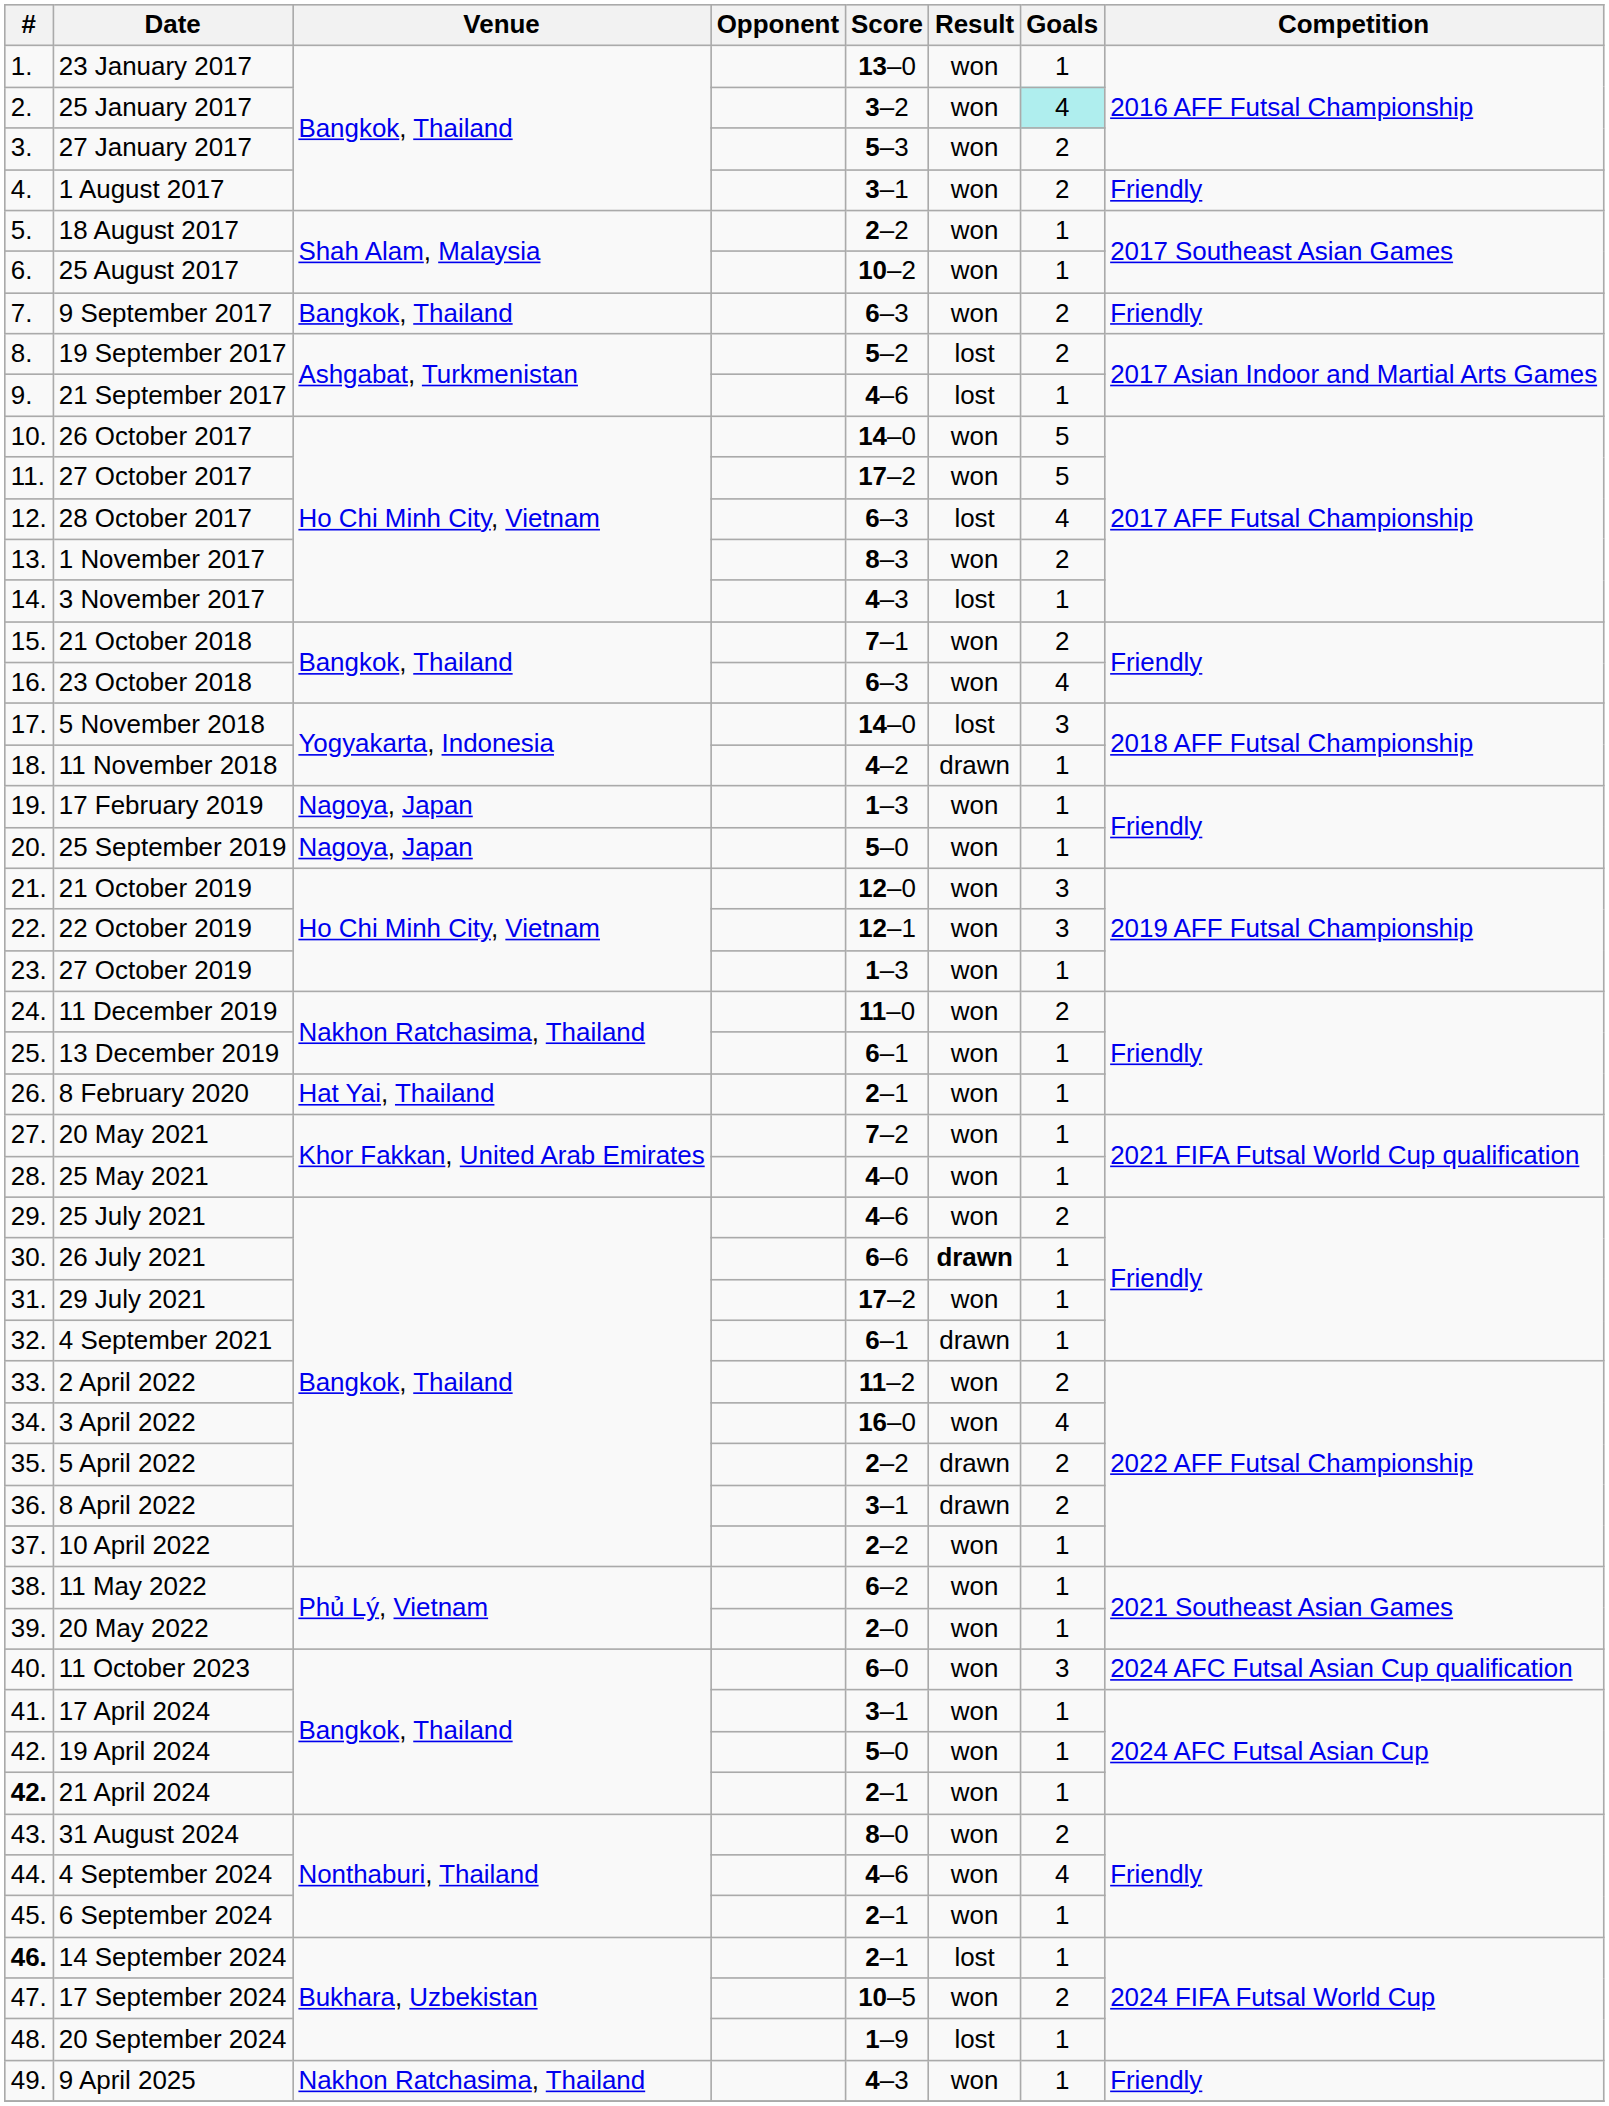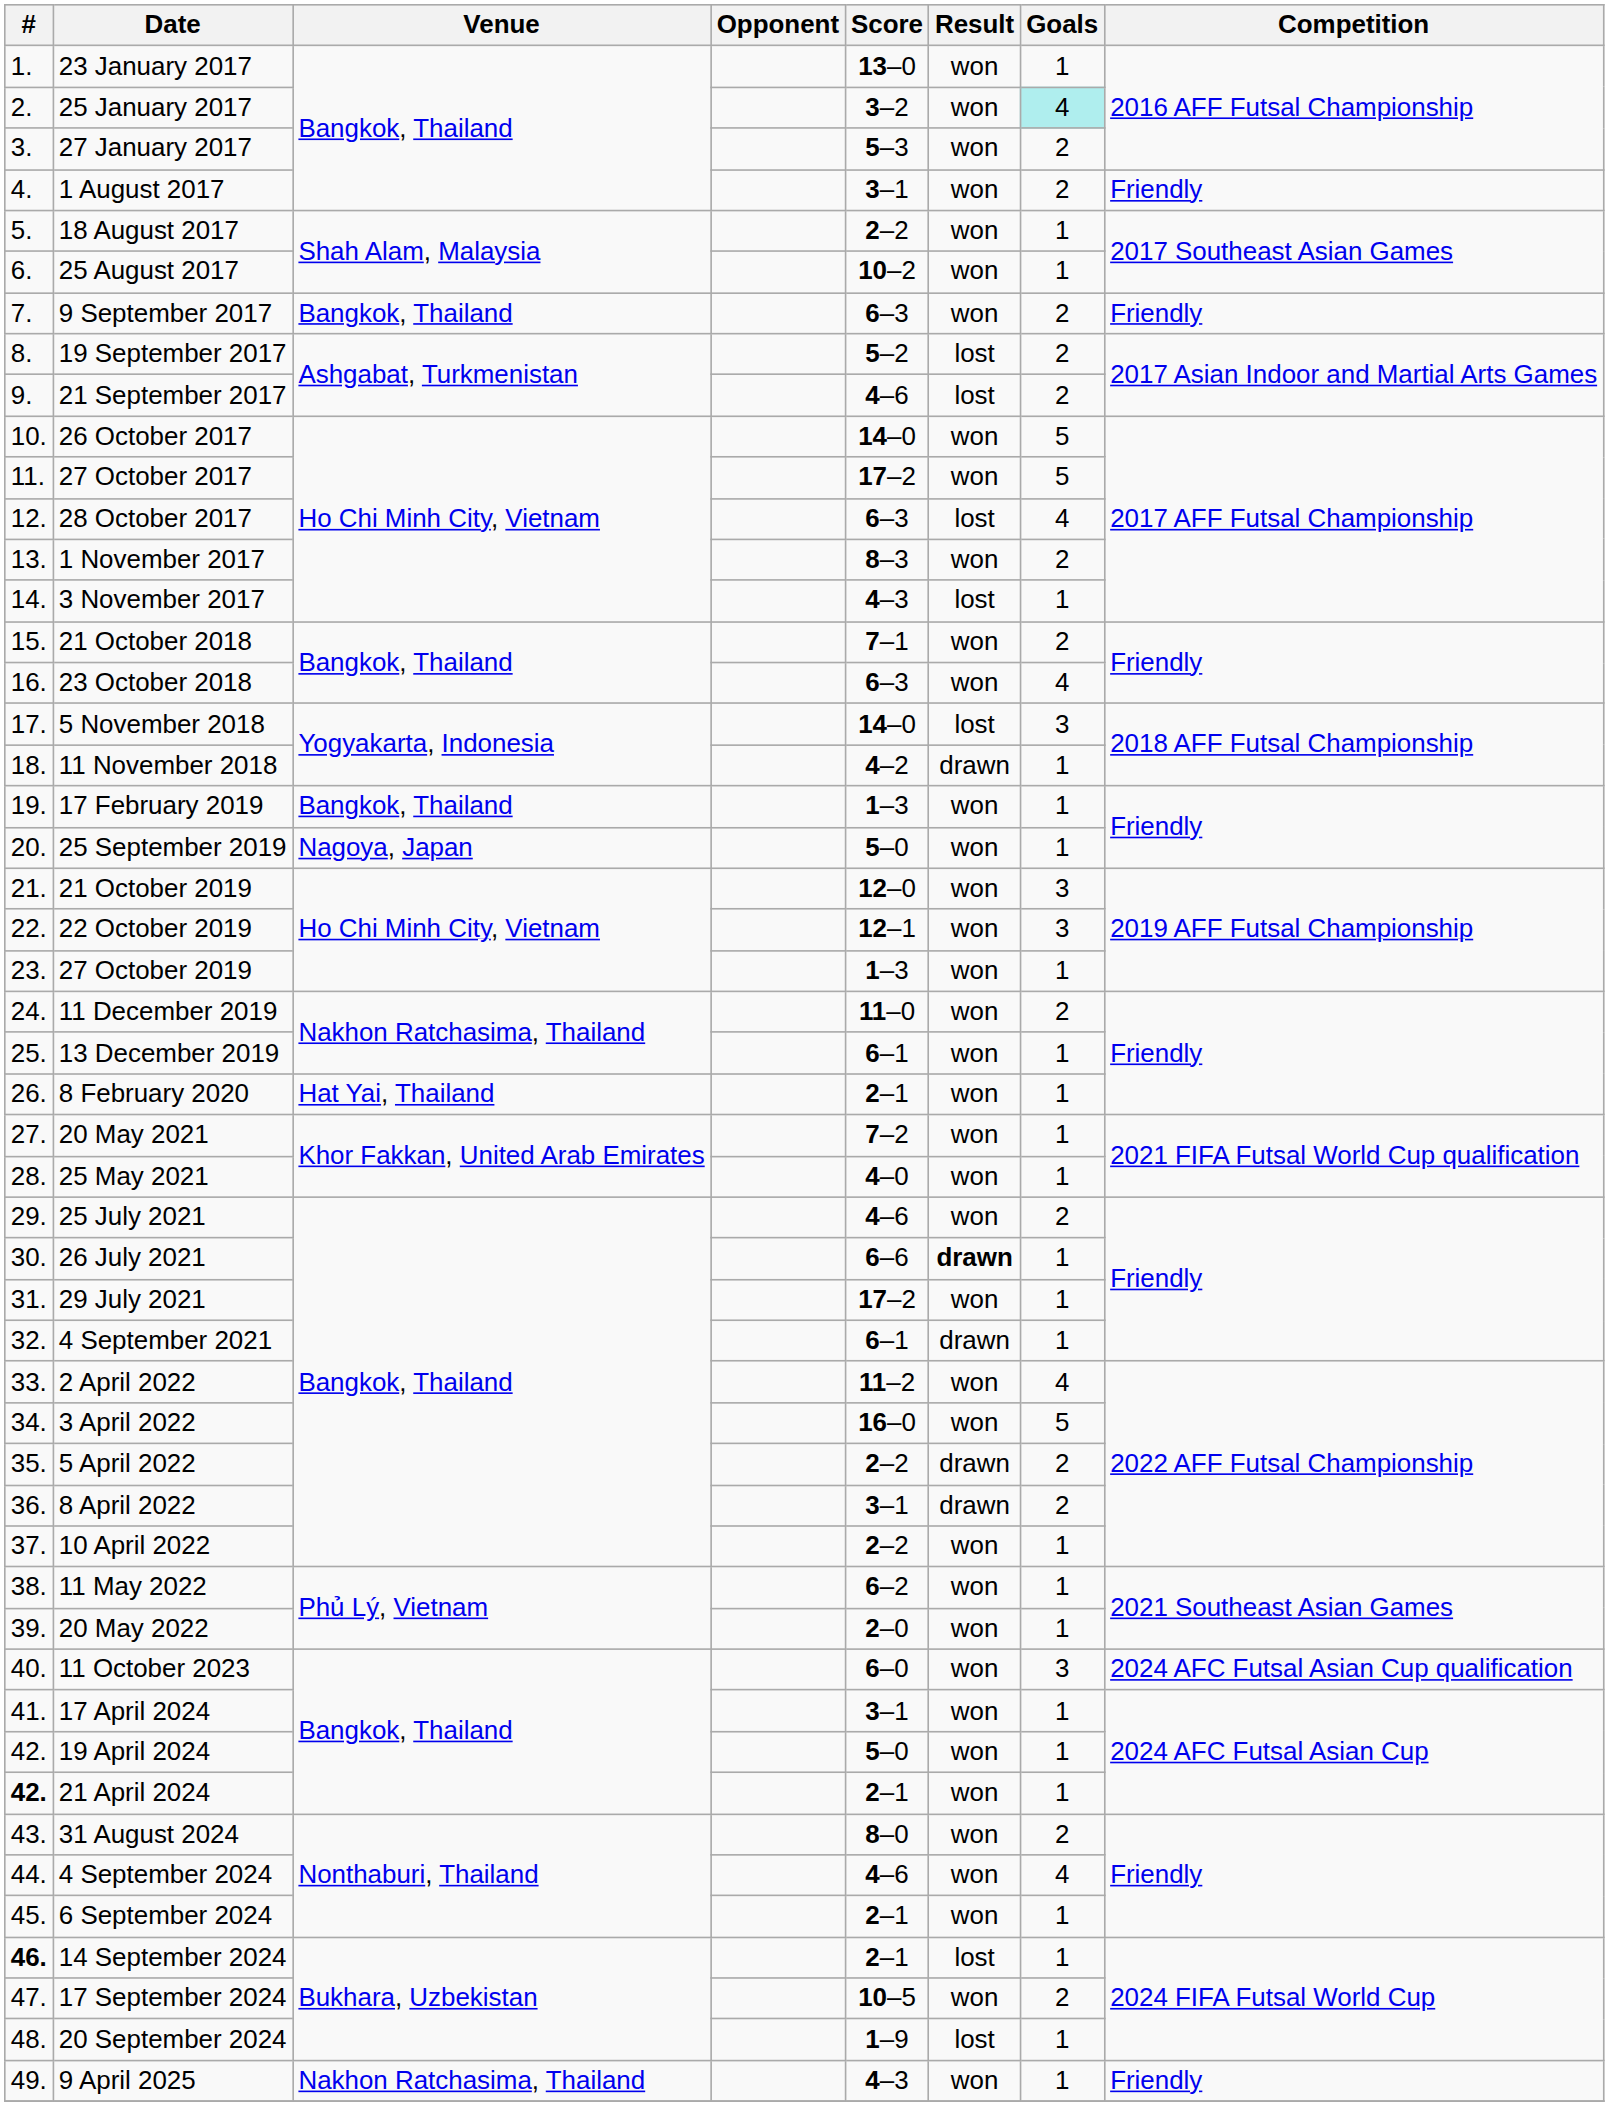(1062, 395) 1 -> (1062, 395) 2
(386, 806) Nagoya, Japan -> (406, 806) Bangkok, Thailand
(1062, 1381) 2 -> (1062, 1381) 4
(1062, 1422) 4 -> (1062, 1422) 5
